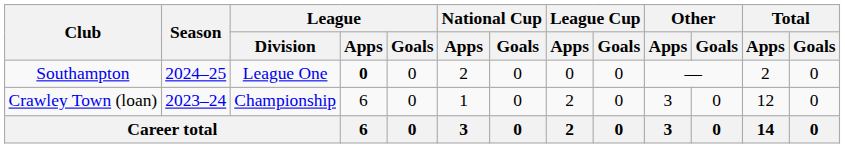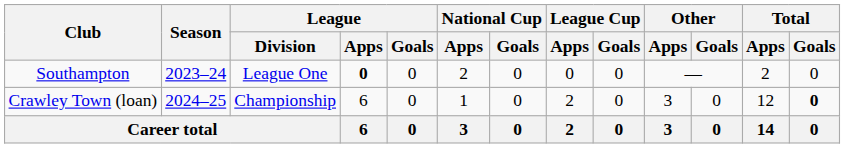(196, 73) 2024–25 -> (196, 73) 2023–24
(196, 101) 2023–24 -> (196, 101) 2024–25
(814, 101) normal -> (814, 101) bold
